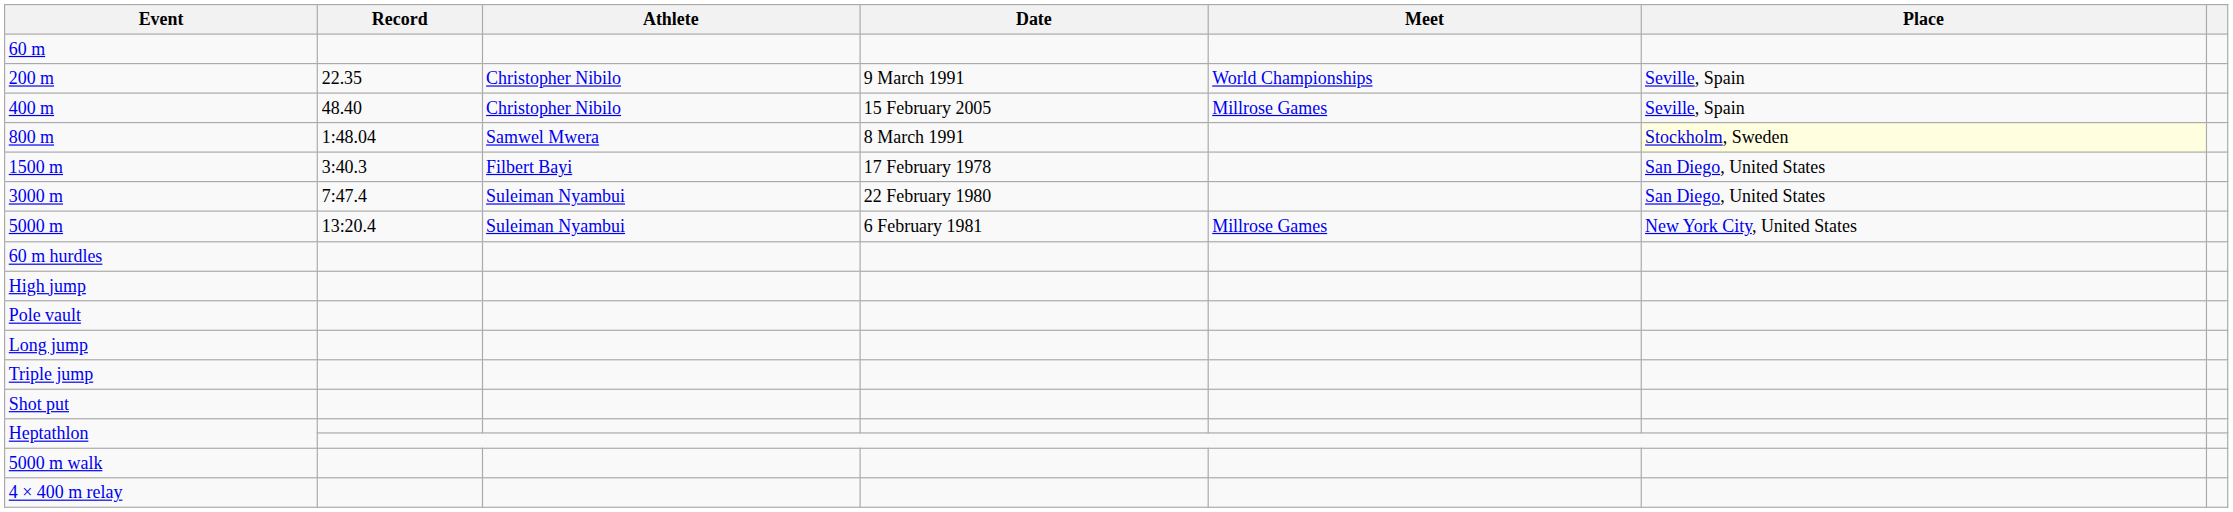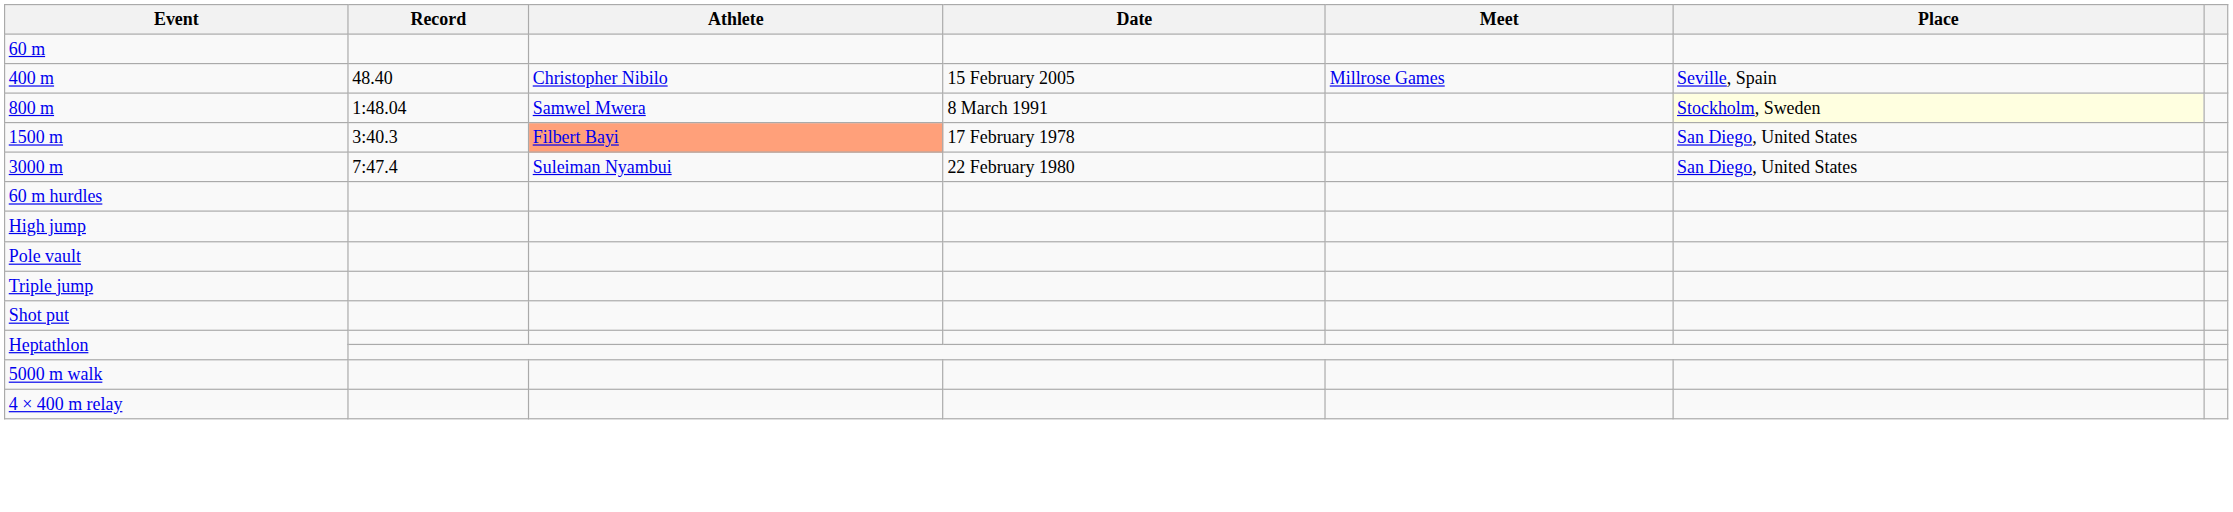- row: (31, 78)
(529, 167) no background -> (576, 137) lightsalmon background
- row: (36, 226)
- row: (48, 344)
